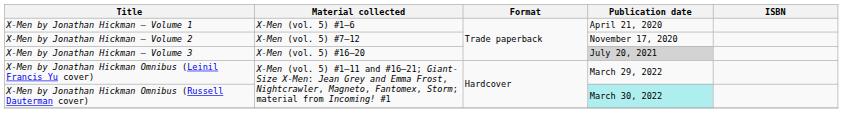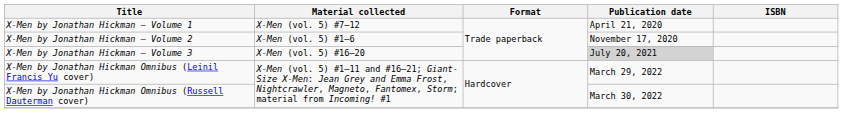(306, 25) X-Men (vol. 5) #1–6 -> (308, 25) X-Men (vol. 5) #7–12
(308, 39) X-Men (vol. 5) #7–12 -> (306, 39) X-Men (vol. 5) #1–6
(626, 96) paleturquoise background -> (626, 96) no background
